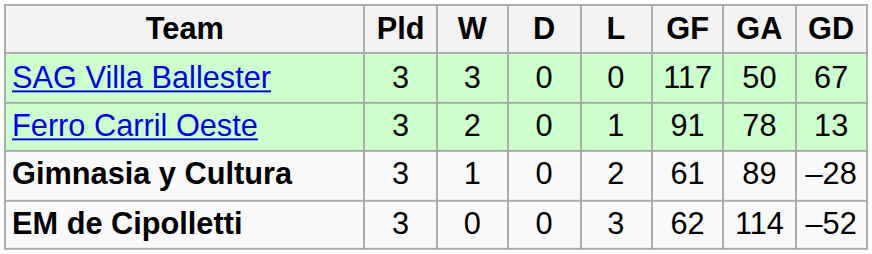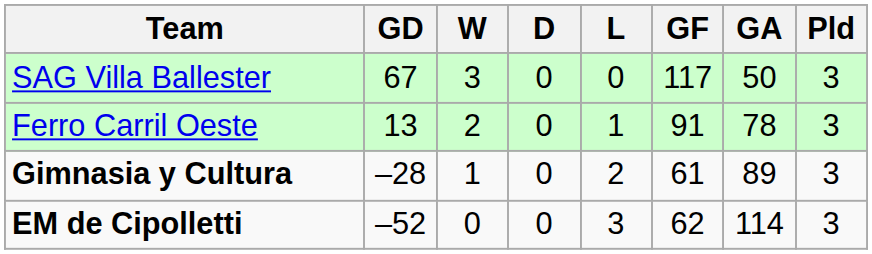columns swapped: (401, 28) <-> (831, 28)
